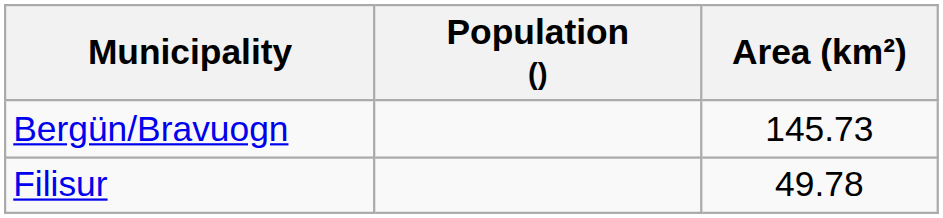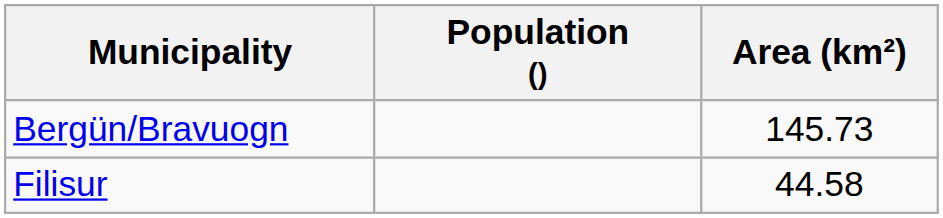(819, 184) 49.78 -> (819, 184) 44.58
